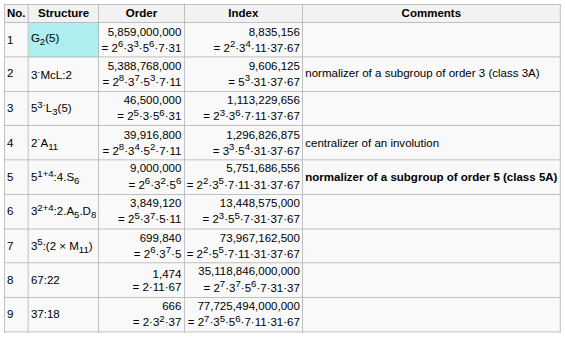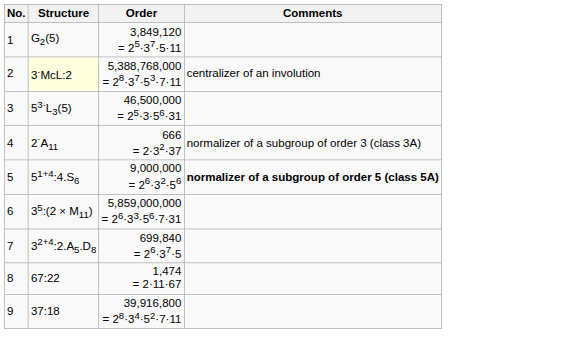- column: (243, 13)
(45, 40) paleturquoise background -> (45, 40) no background
(141, 39) 5,859,000,000 = 26·33·56·7·31 -> (150, 39) 3,849,120 = 25·37·5·11
(51, 74) no background -> (51, 74) lightyellow background
(422, 74) normalizer of a subgroup of order 3 (class 3A) -> (254, 74) centralizer of an involution
(142, 142) 39,916,800 = 28·34·52·7·11 -> (157, 142) 666 = 2·32·37
(372, 142) centralizer of an involution -> (304, 142) normalizer of a subgroup of order 3 (class 3A)
(64, 212) 32+4:2.A5.D8 -> (62, 212) 35:(2 × M11)
(150, 211) 3,849,120 = 25·37·5·11 -> (141, 211) 5,859,000,000 = 26·33·56·7·31
(62, 246) 35:(2 × M11) -> (64, 246) 32+4:2.A5.D8
(157, 314) 666 = 2·32·37 -> (142, 311) 39,916,800 = 28·34·52·7·11
